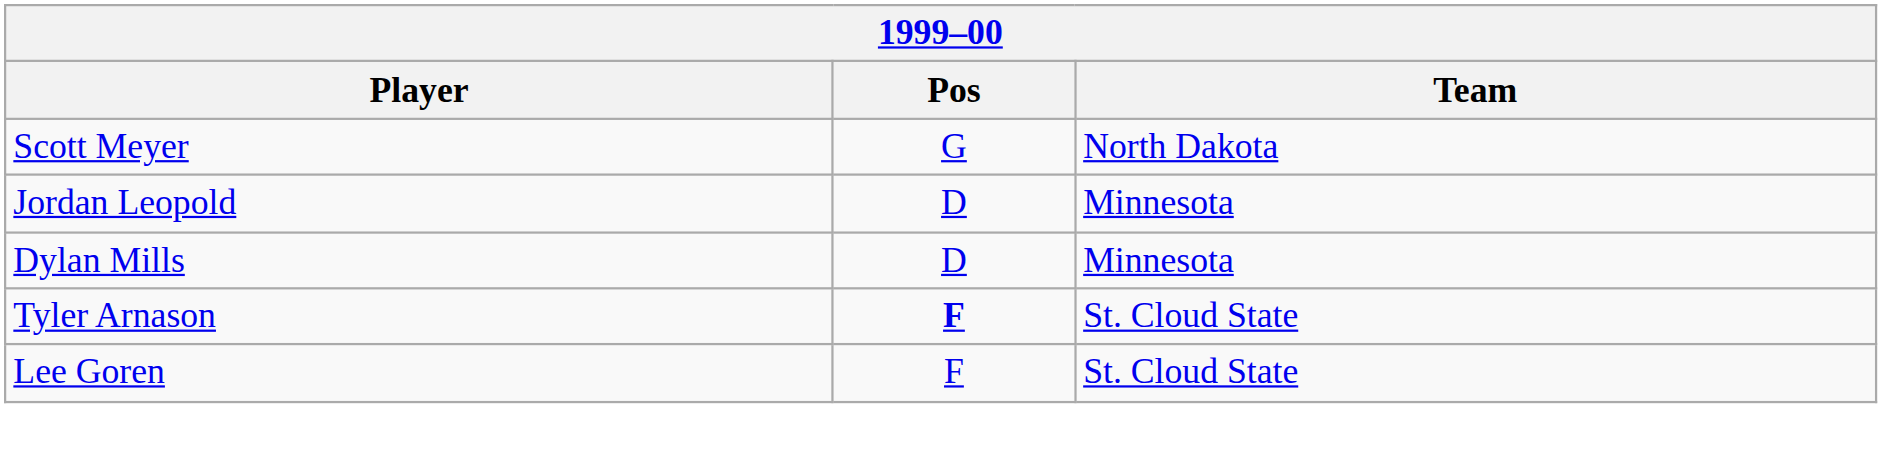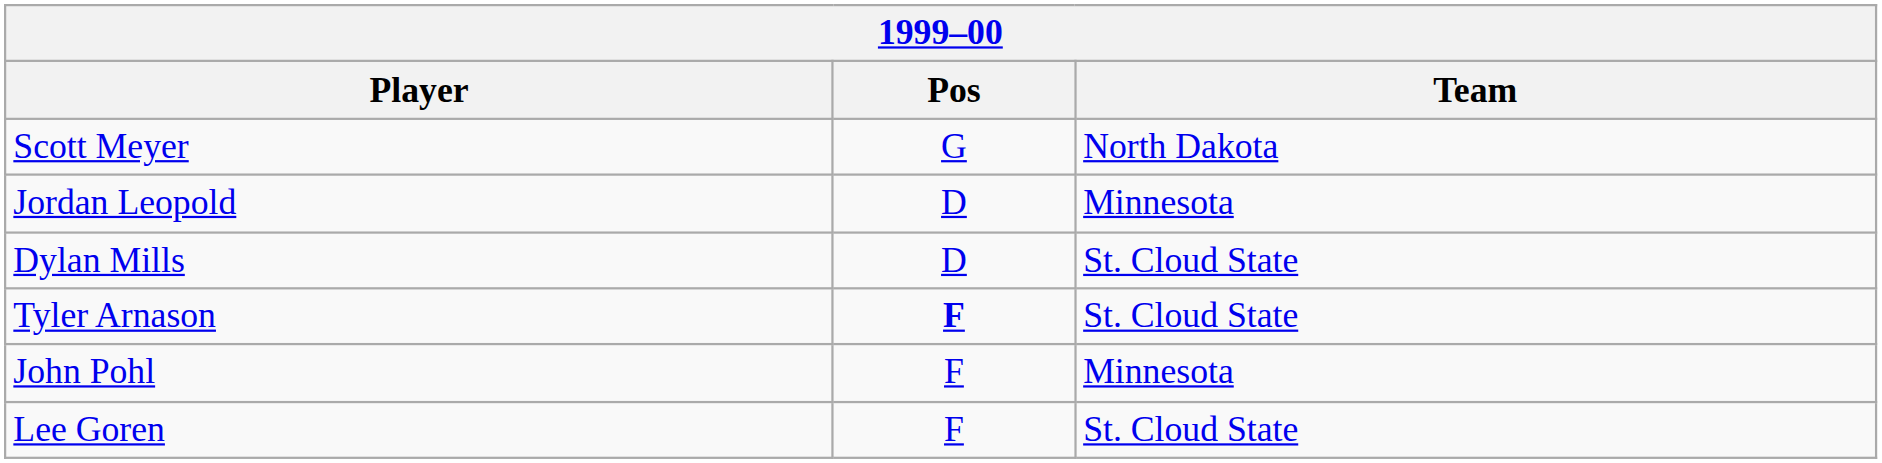(1158, 259) Minnesota -> (1191, 259) St. Cloud State
+ row: (84, 372)
